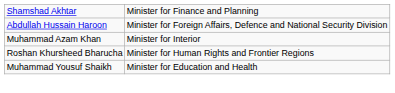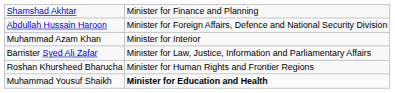+ row: (52, 53)
(192, 67) normal -> (197, 81) bold
